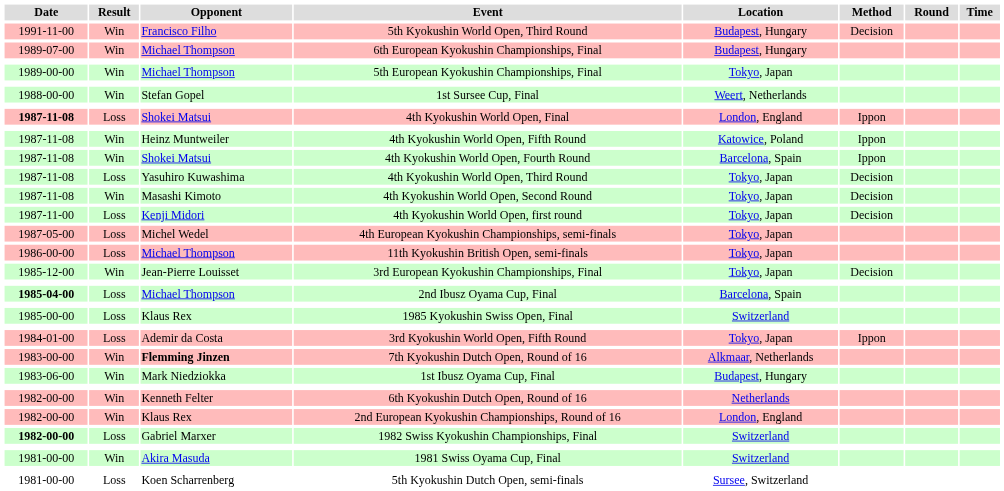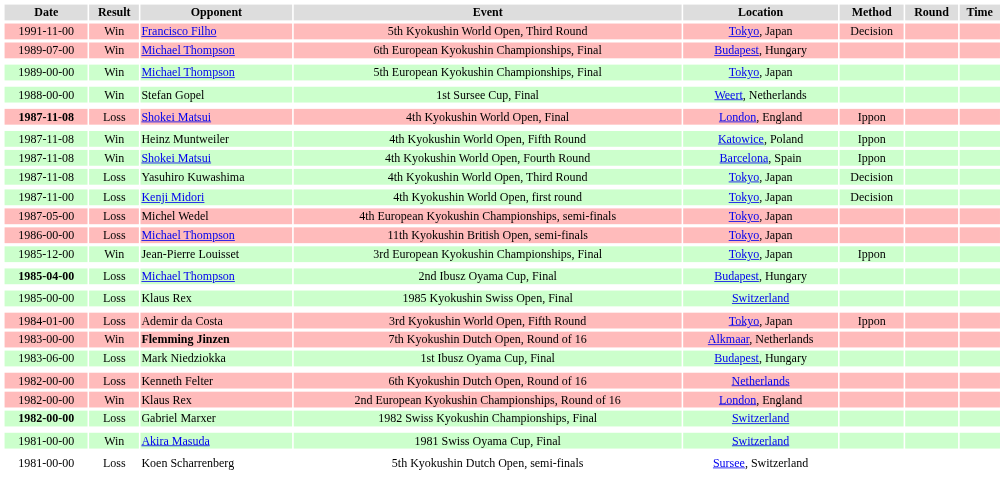(761, 31) Budapest, Hungary -> (761, 31) Tokyo, Japan
- row: (488, 195)
(872, 271) Decision -> (872, 254) Ippon
(761, 293) Barcelona, Spain -> (761, 276) Budapest, Hungary
(114, 375) Win -> (114, 358) Loss
(114, 397) Win -> (114, 380) Loss
